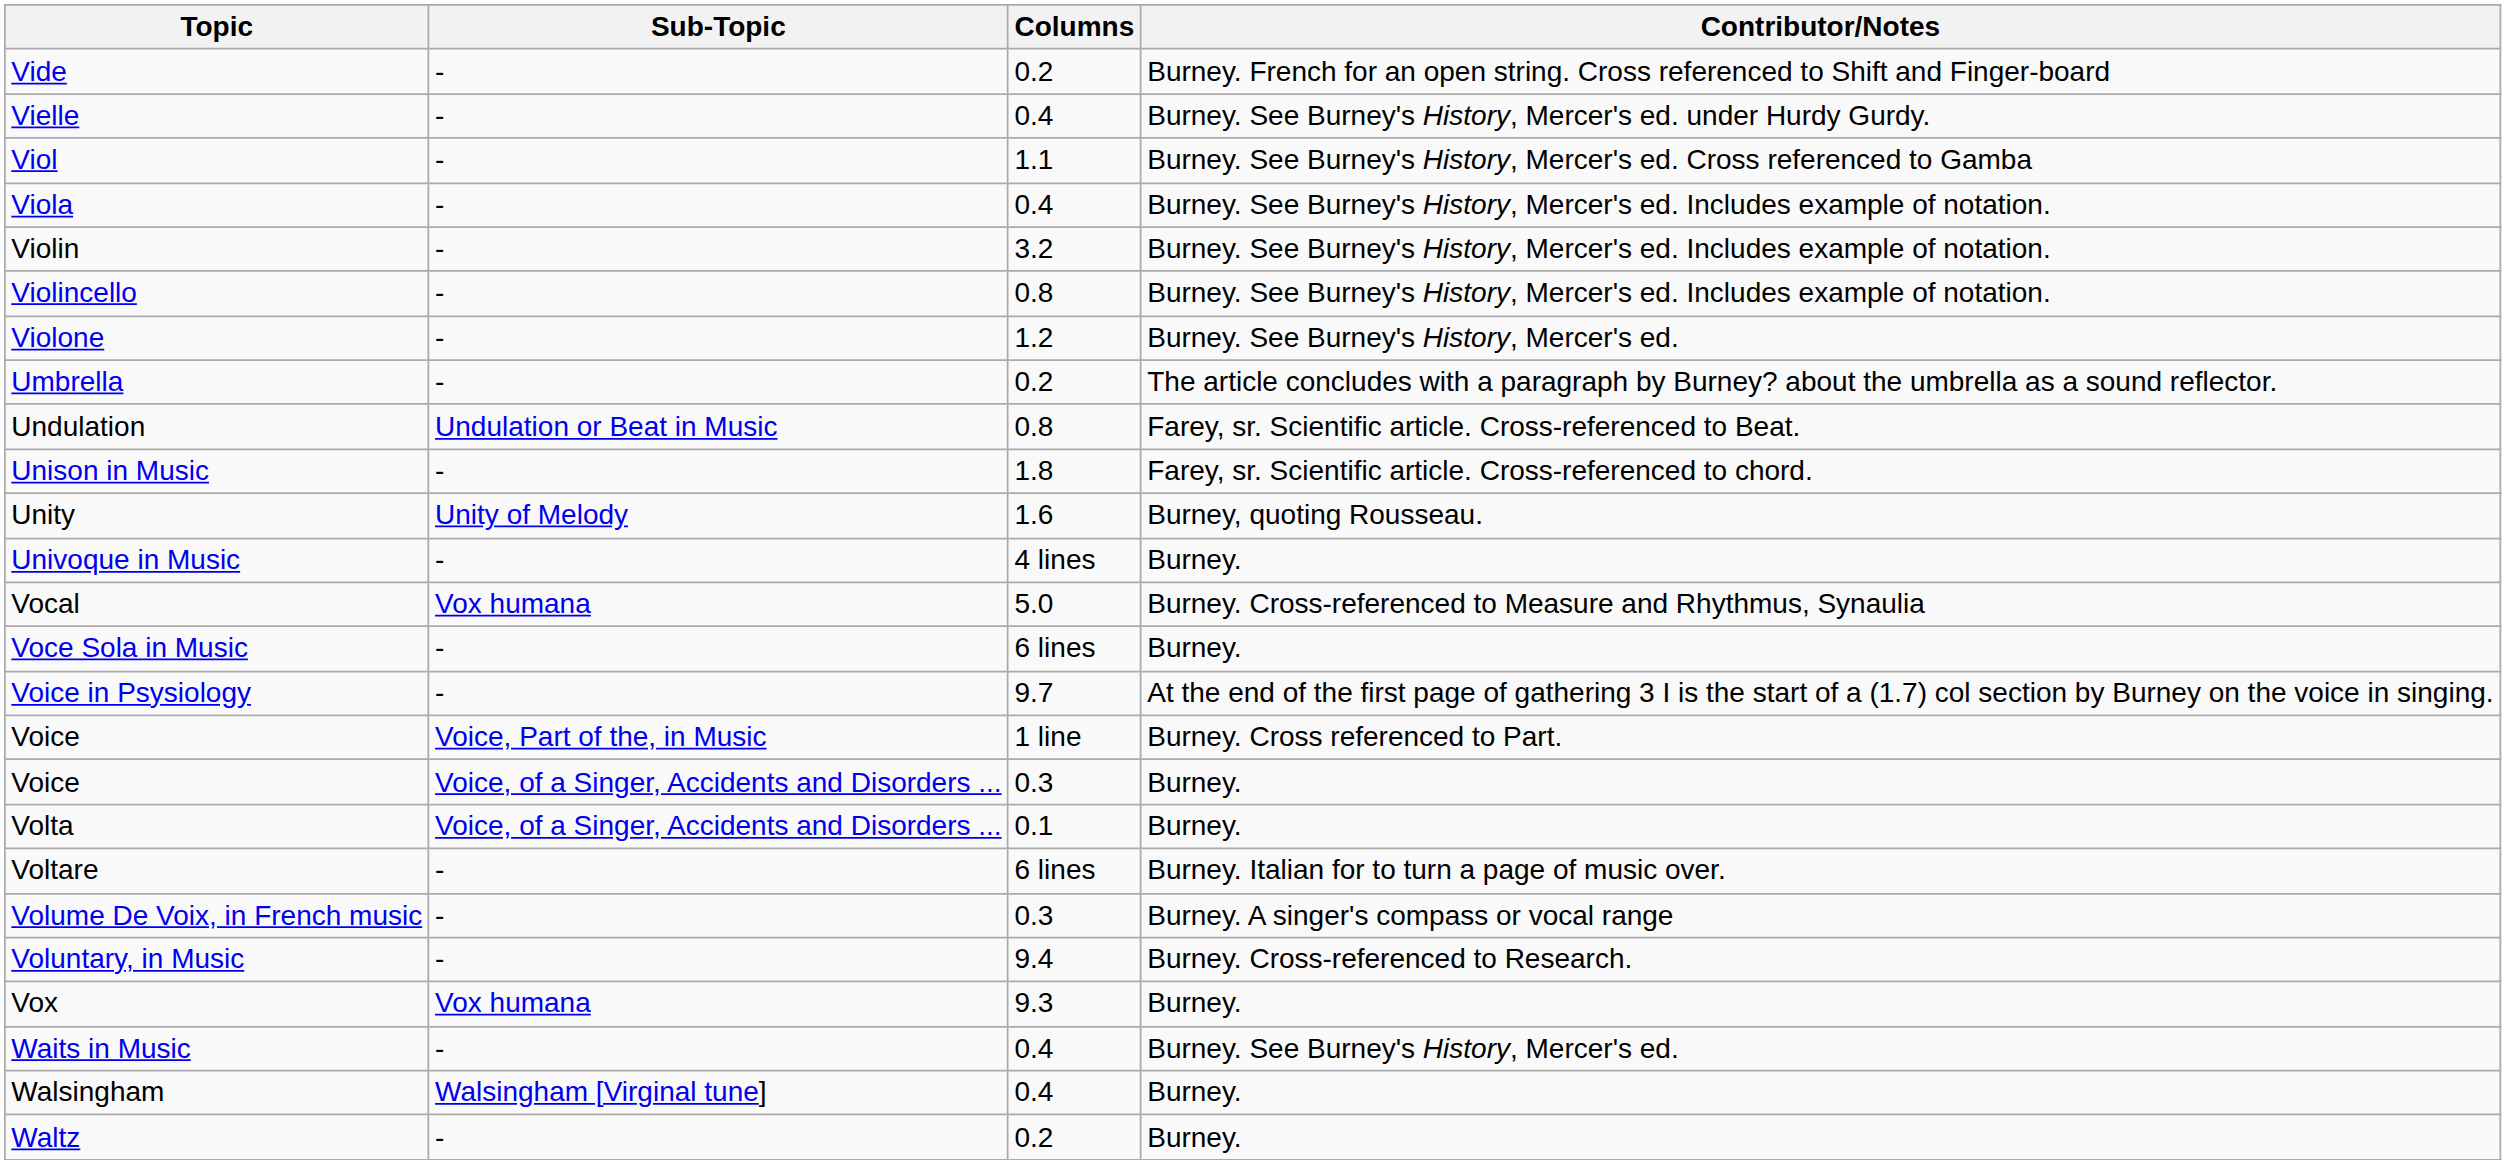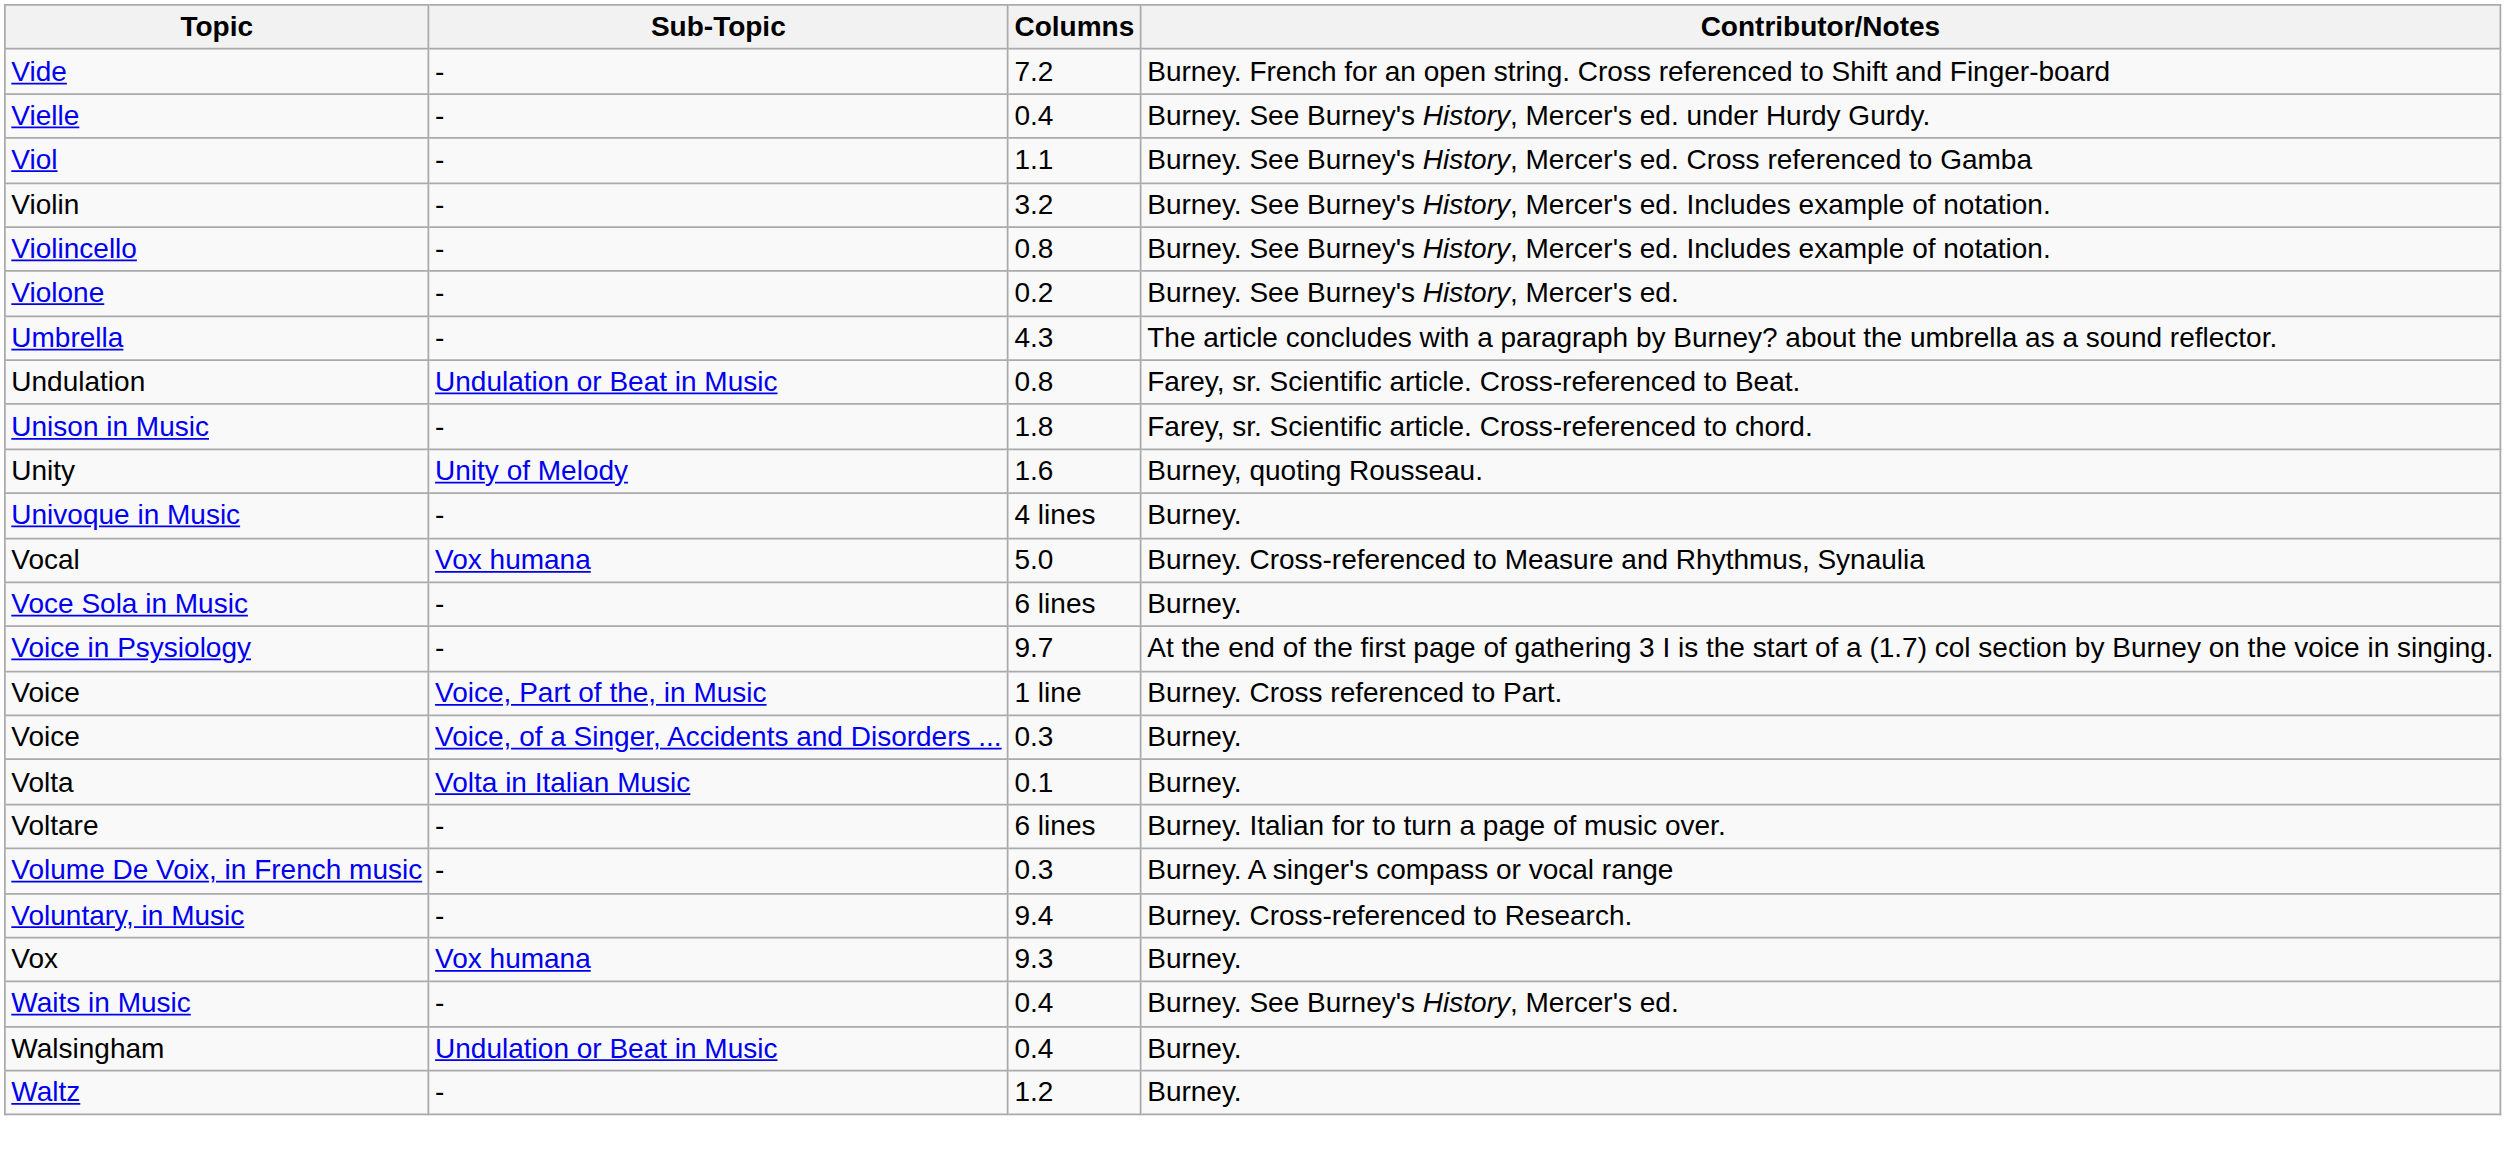(1034, 71) 0.2 -> (1034, 71) 7.2
- row: (42, 204)
(1034, 337) 1.2 -> (1034, 293) 0.2
(1034, 381) 0.2 -> (1034, 337) 4.3
(718, 826) Voice, of a Singer, Accidents and Disorders ... -> (563, 781) Volta in Italian Music
(601, 1092) Walsingham [Virginal tune] -> (606, 1048) Undulation or Beat in Music
(1034, 1136) 0.2 -> (1034, 1092) 1.2
